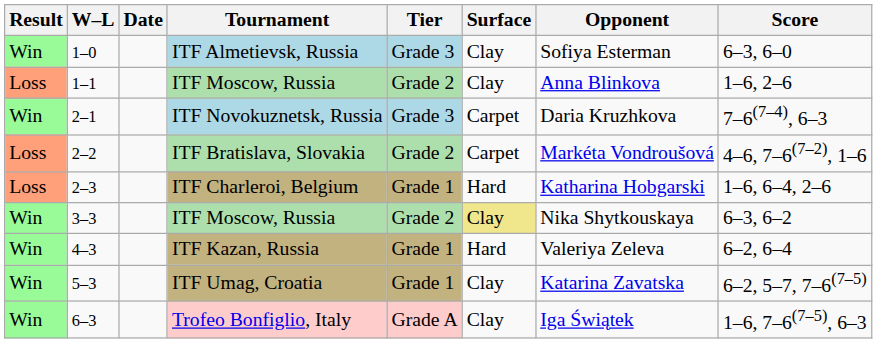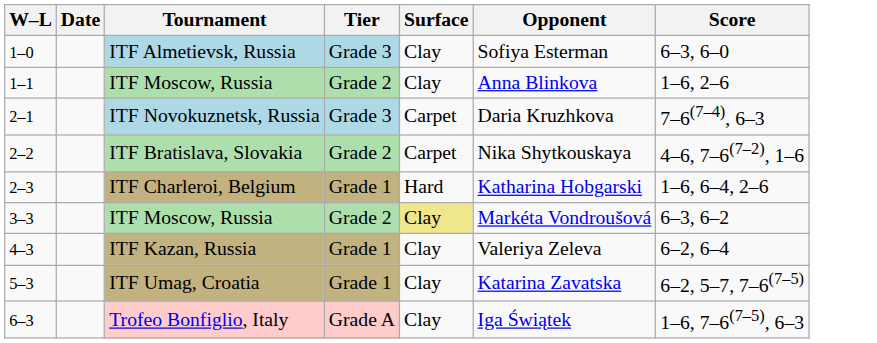- column: (36, 20)
(627, 152) Markéta Vondroušová -> (554, 152) Nika Shytkouskaya
(617, 218) Nika Shytkouskaya -> (564, 218) Markéta Vondroušová
(486, 249) Hard -> (423, 249) Clay
